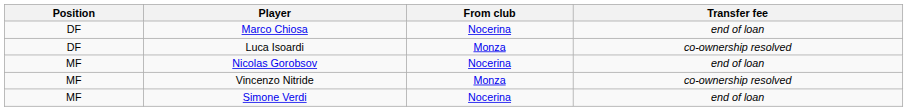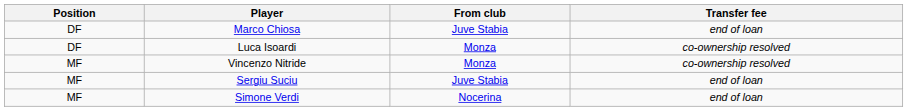(490, 29) Nocerina -> (480, 29) Juve Stabia
- row: (275, 63)
+ row: (267, 80)
